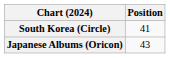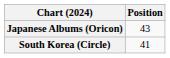rows swapped: (65, 45) <-> (65, 28)
